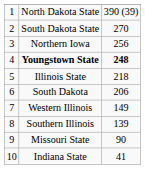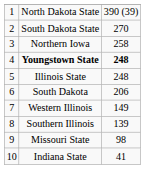(121, 44) 256 -> (121, 44) 258
(121, 76) 218 -> (121, 76) 248
(121, 140) 90 -> (121, 140) 98
